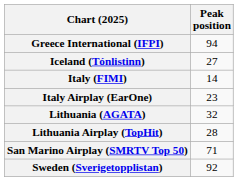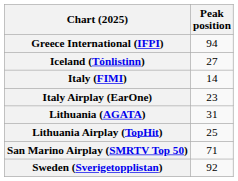(212, 114) 32 -> (212, 114) 31
(212, 132) 28 -> (212, 132) 25
